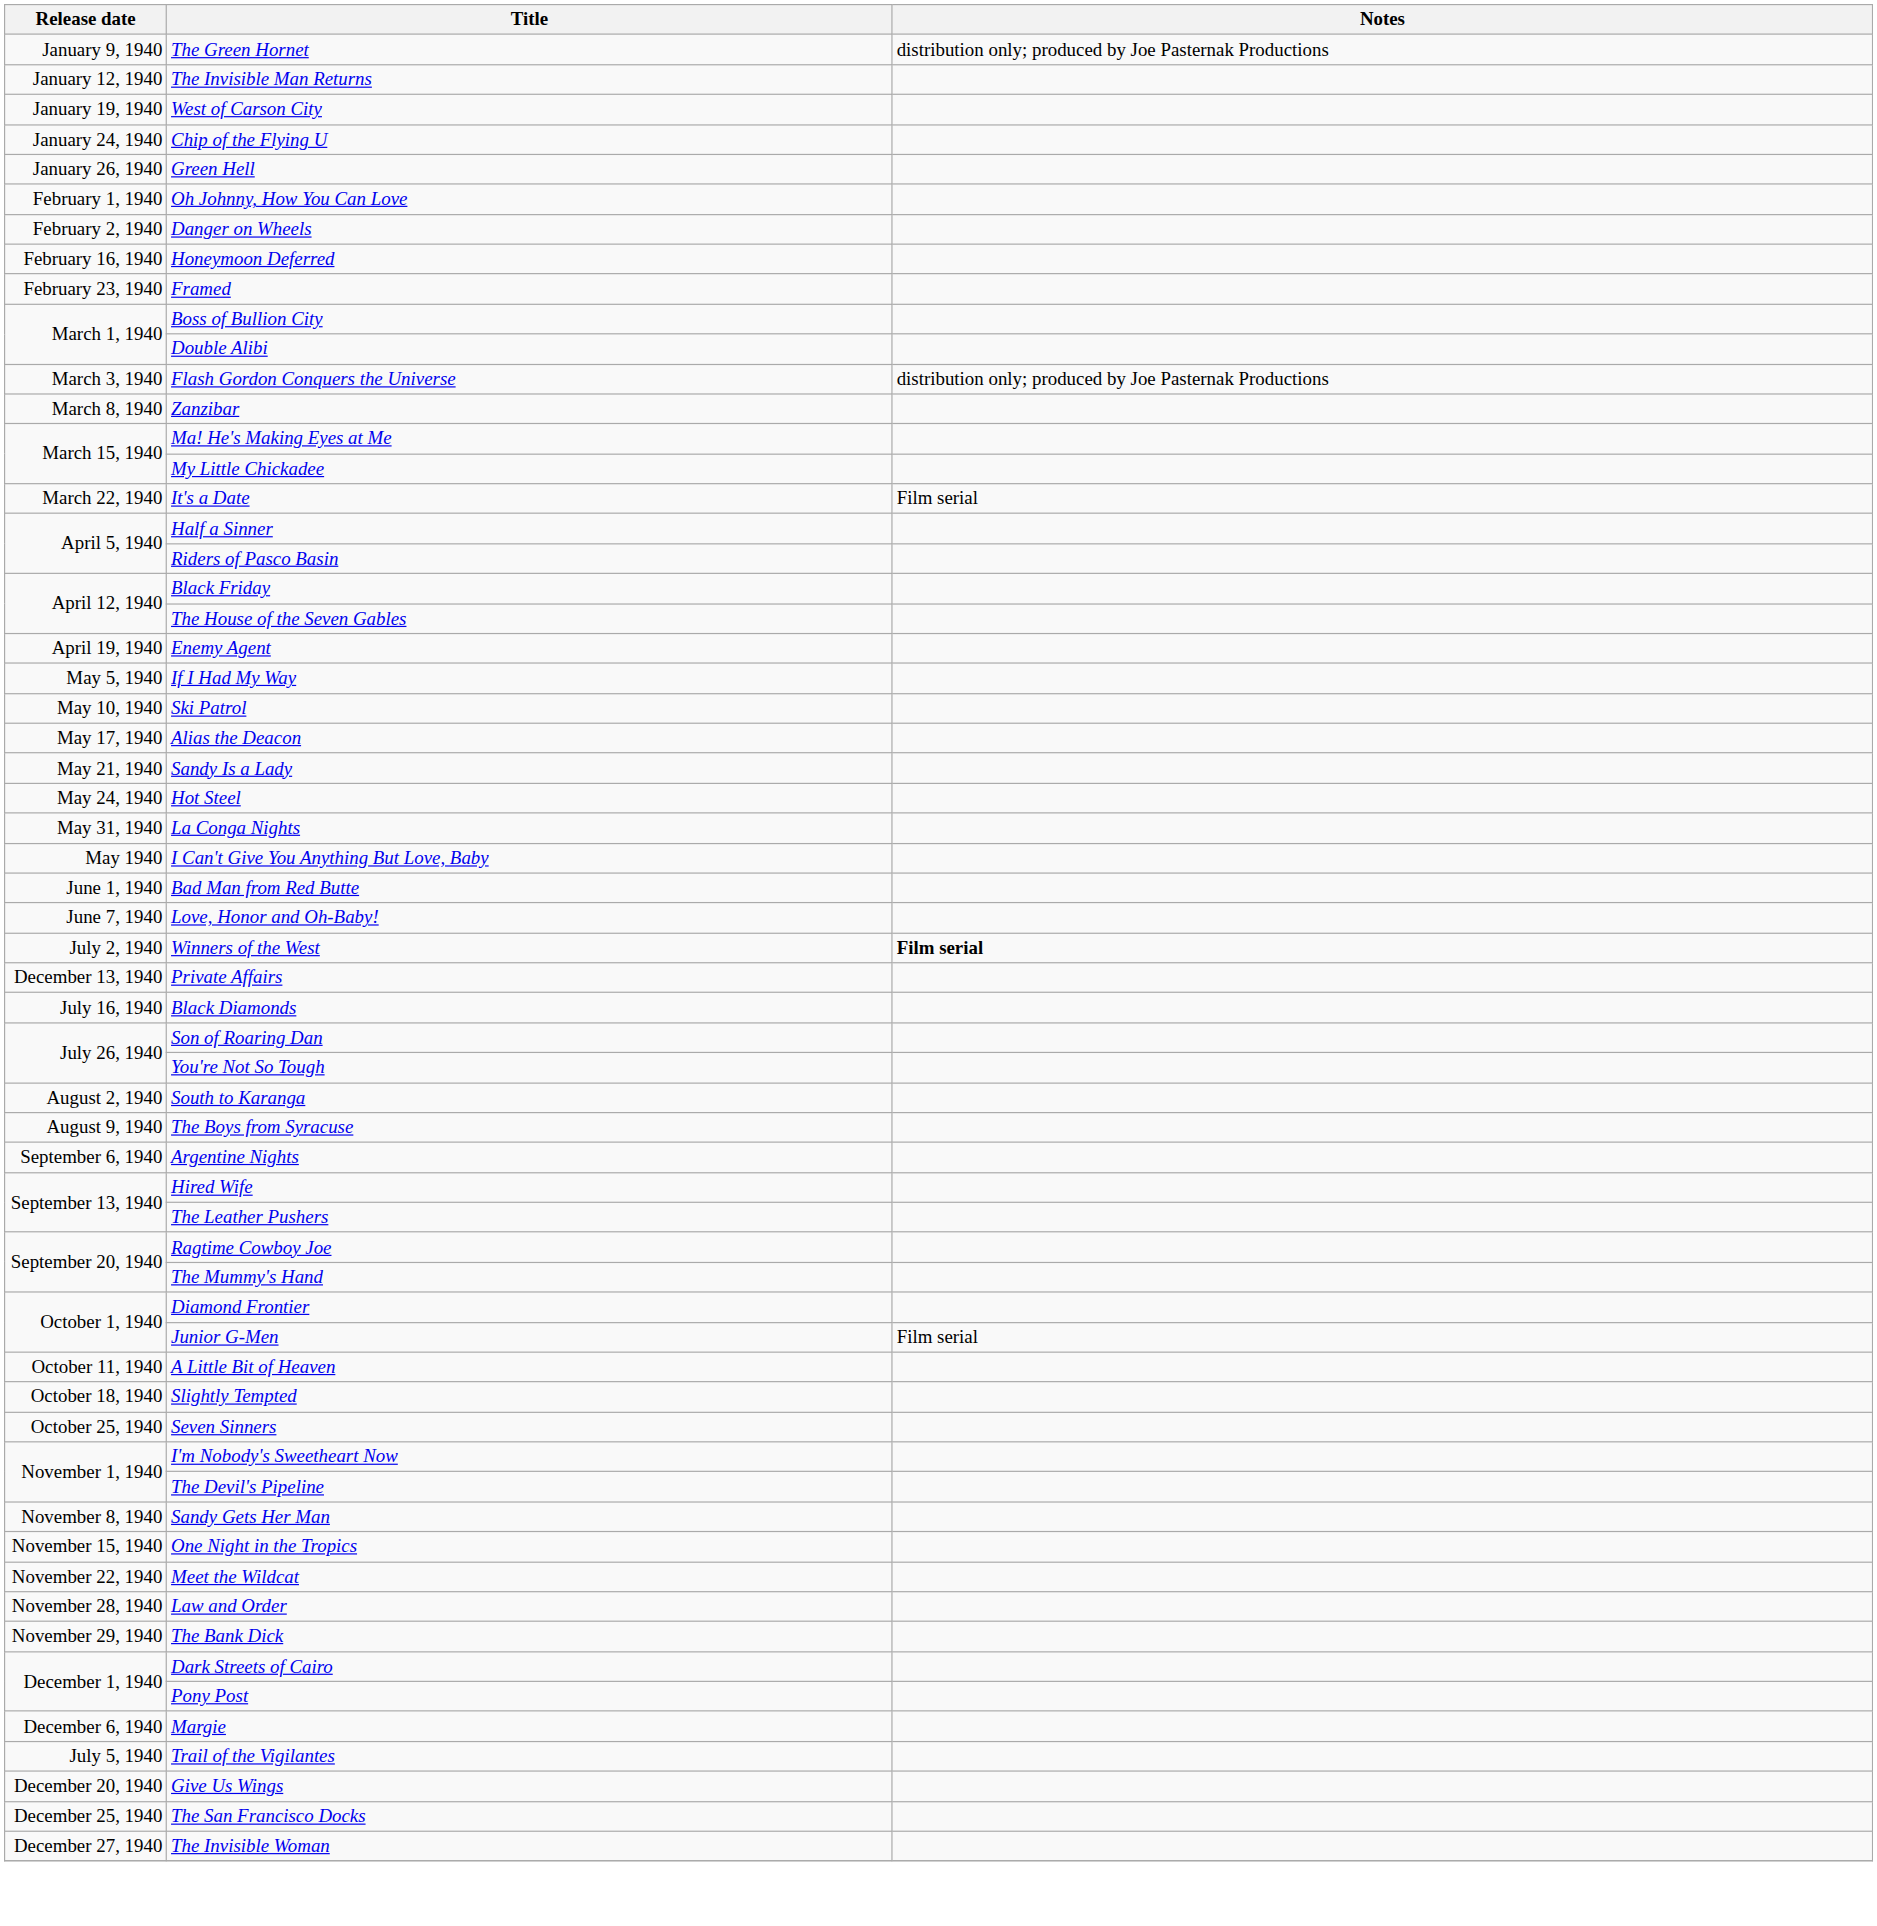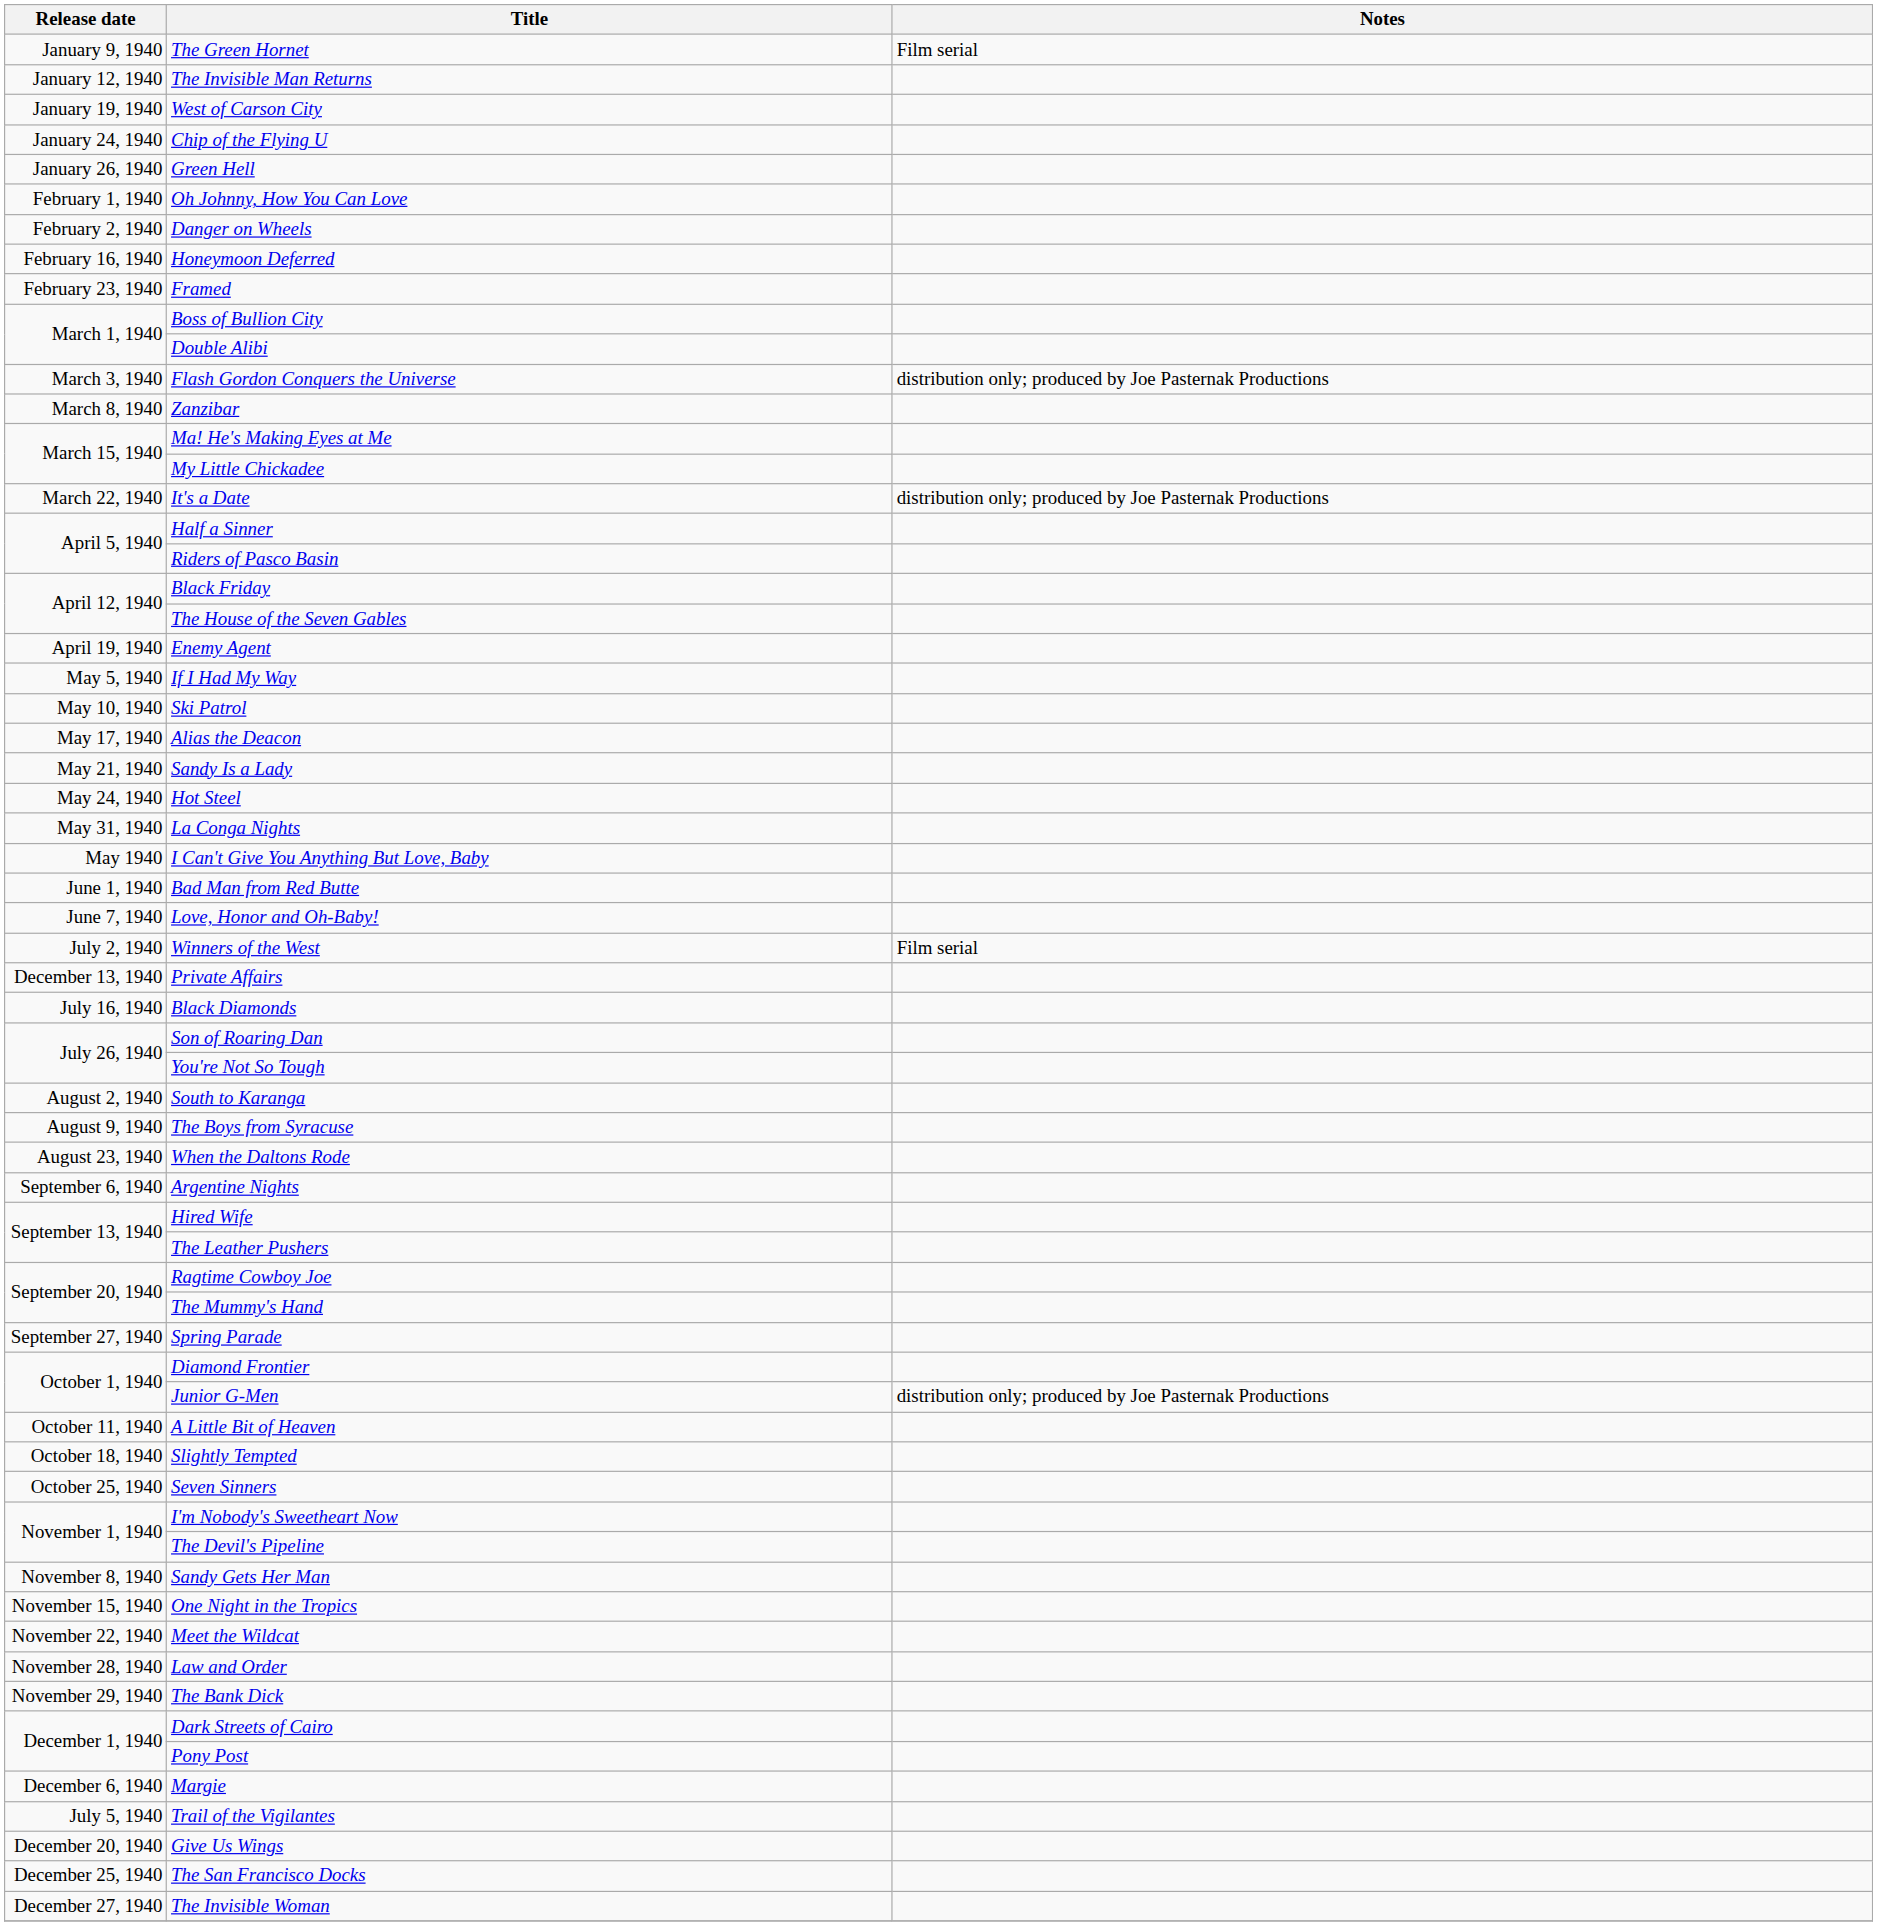(1113, 49) distribution only; produced by Joe Pasternak Productions -> (937, 49) Film serial
(937, 498) Film serial -> (1113, 498) distribution only; produced by Joe Pasternak Productions
(940, 947) bold -> (937, 947) normal
+ row: (260, 1157)
+ row: (226, 1336)
(937, 1336) Film serial -> (1113, 1396) distribution only; produced by Joe Pasternak Productions
